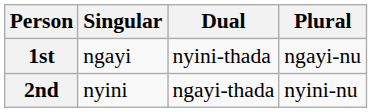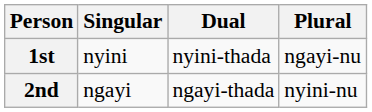(107, 55) ngayi -> (105, 55) nyini
(105, 90) nyini -> (107, 90) ngayi
